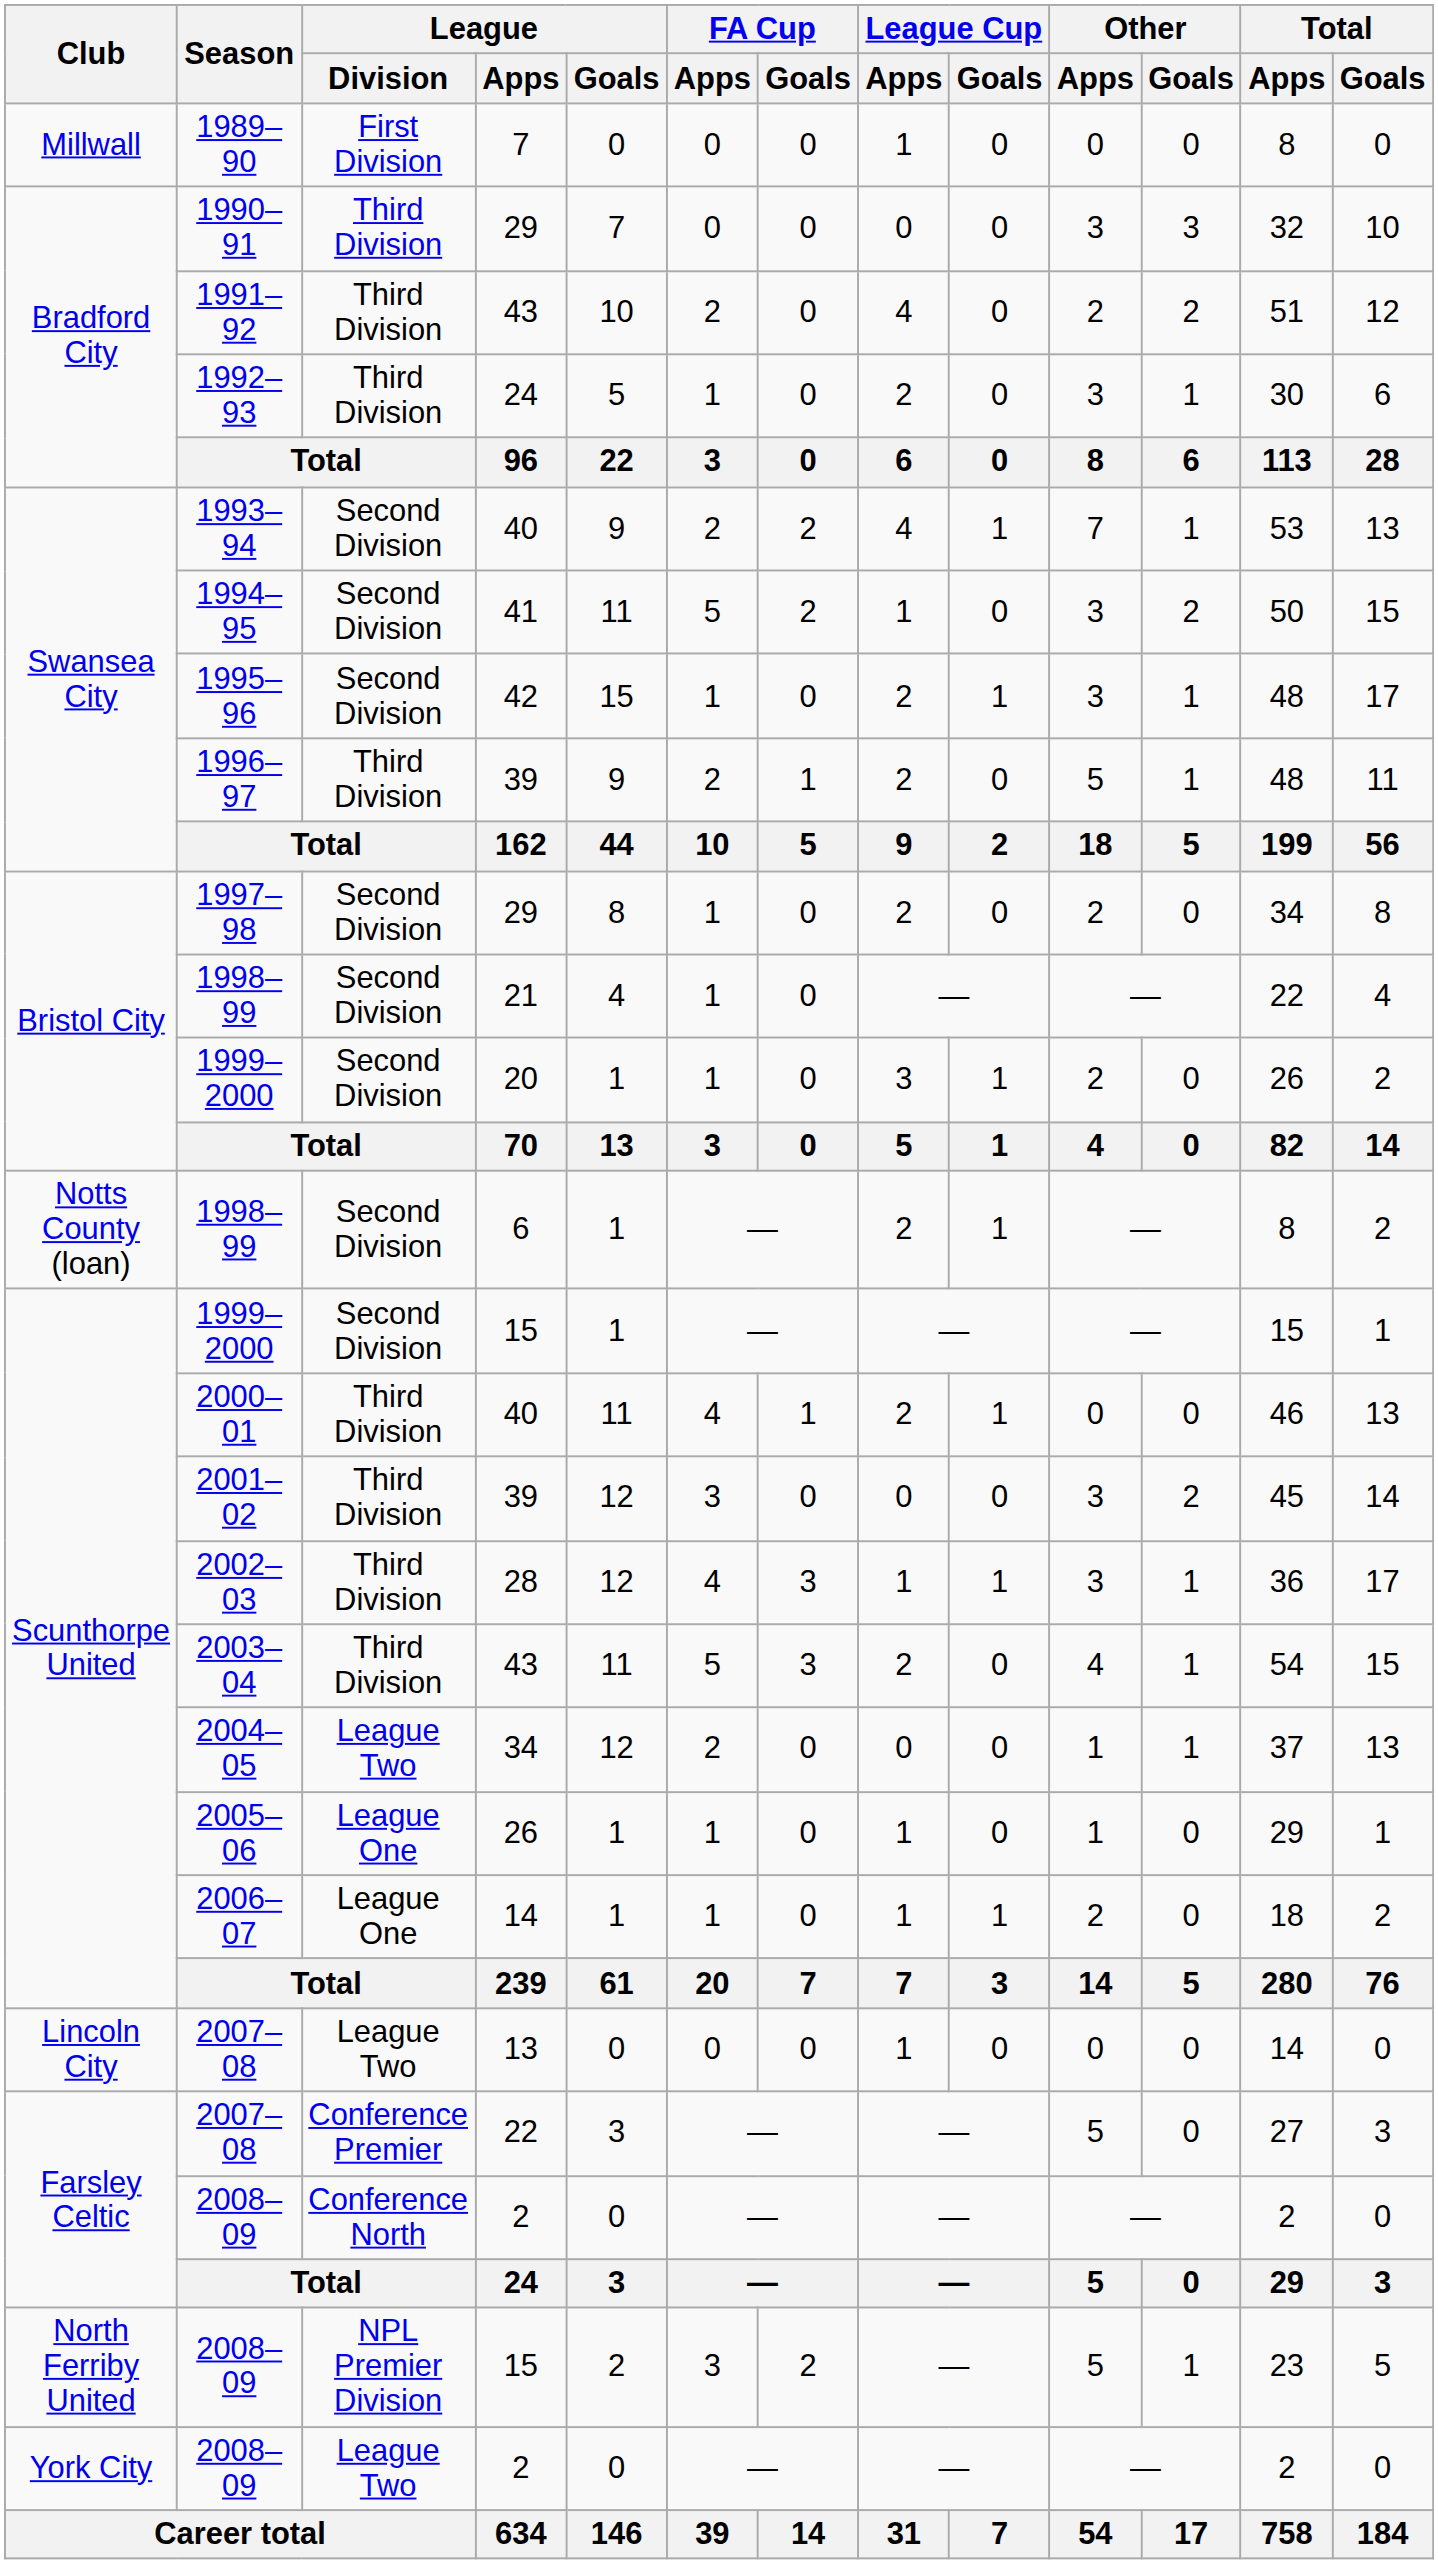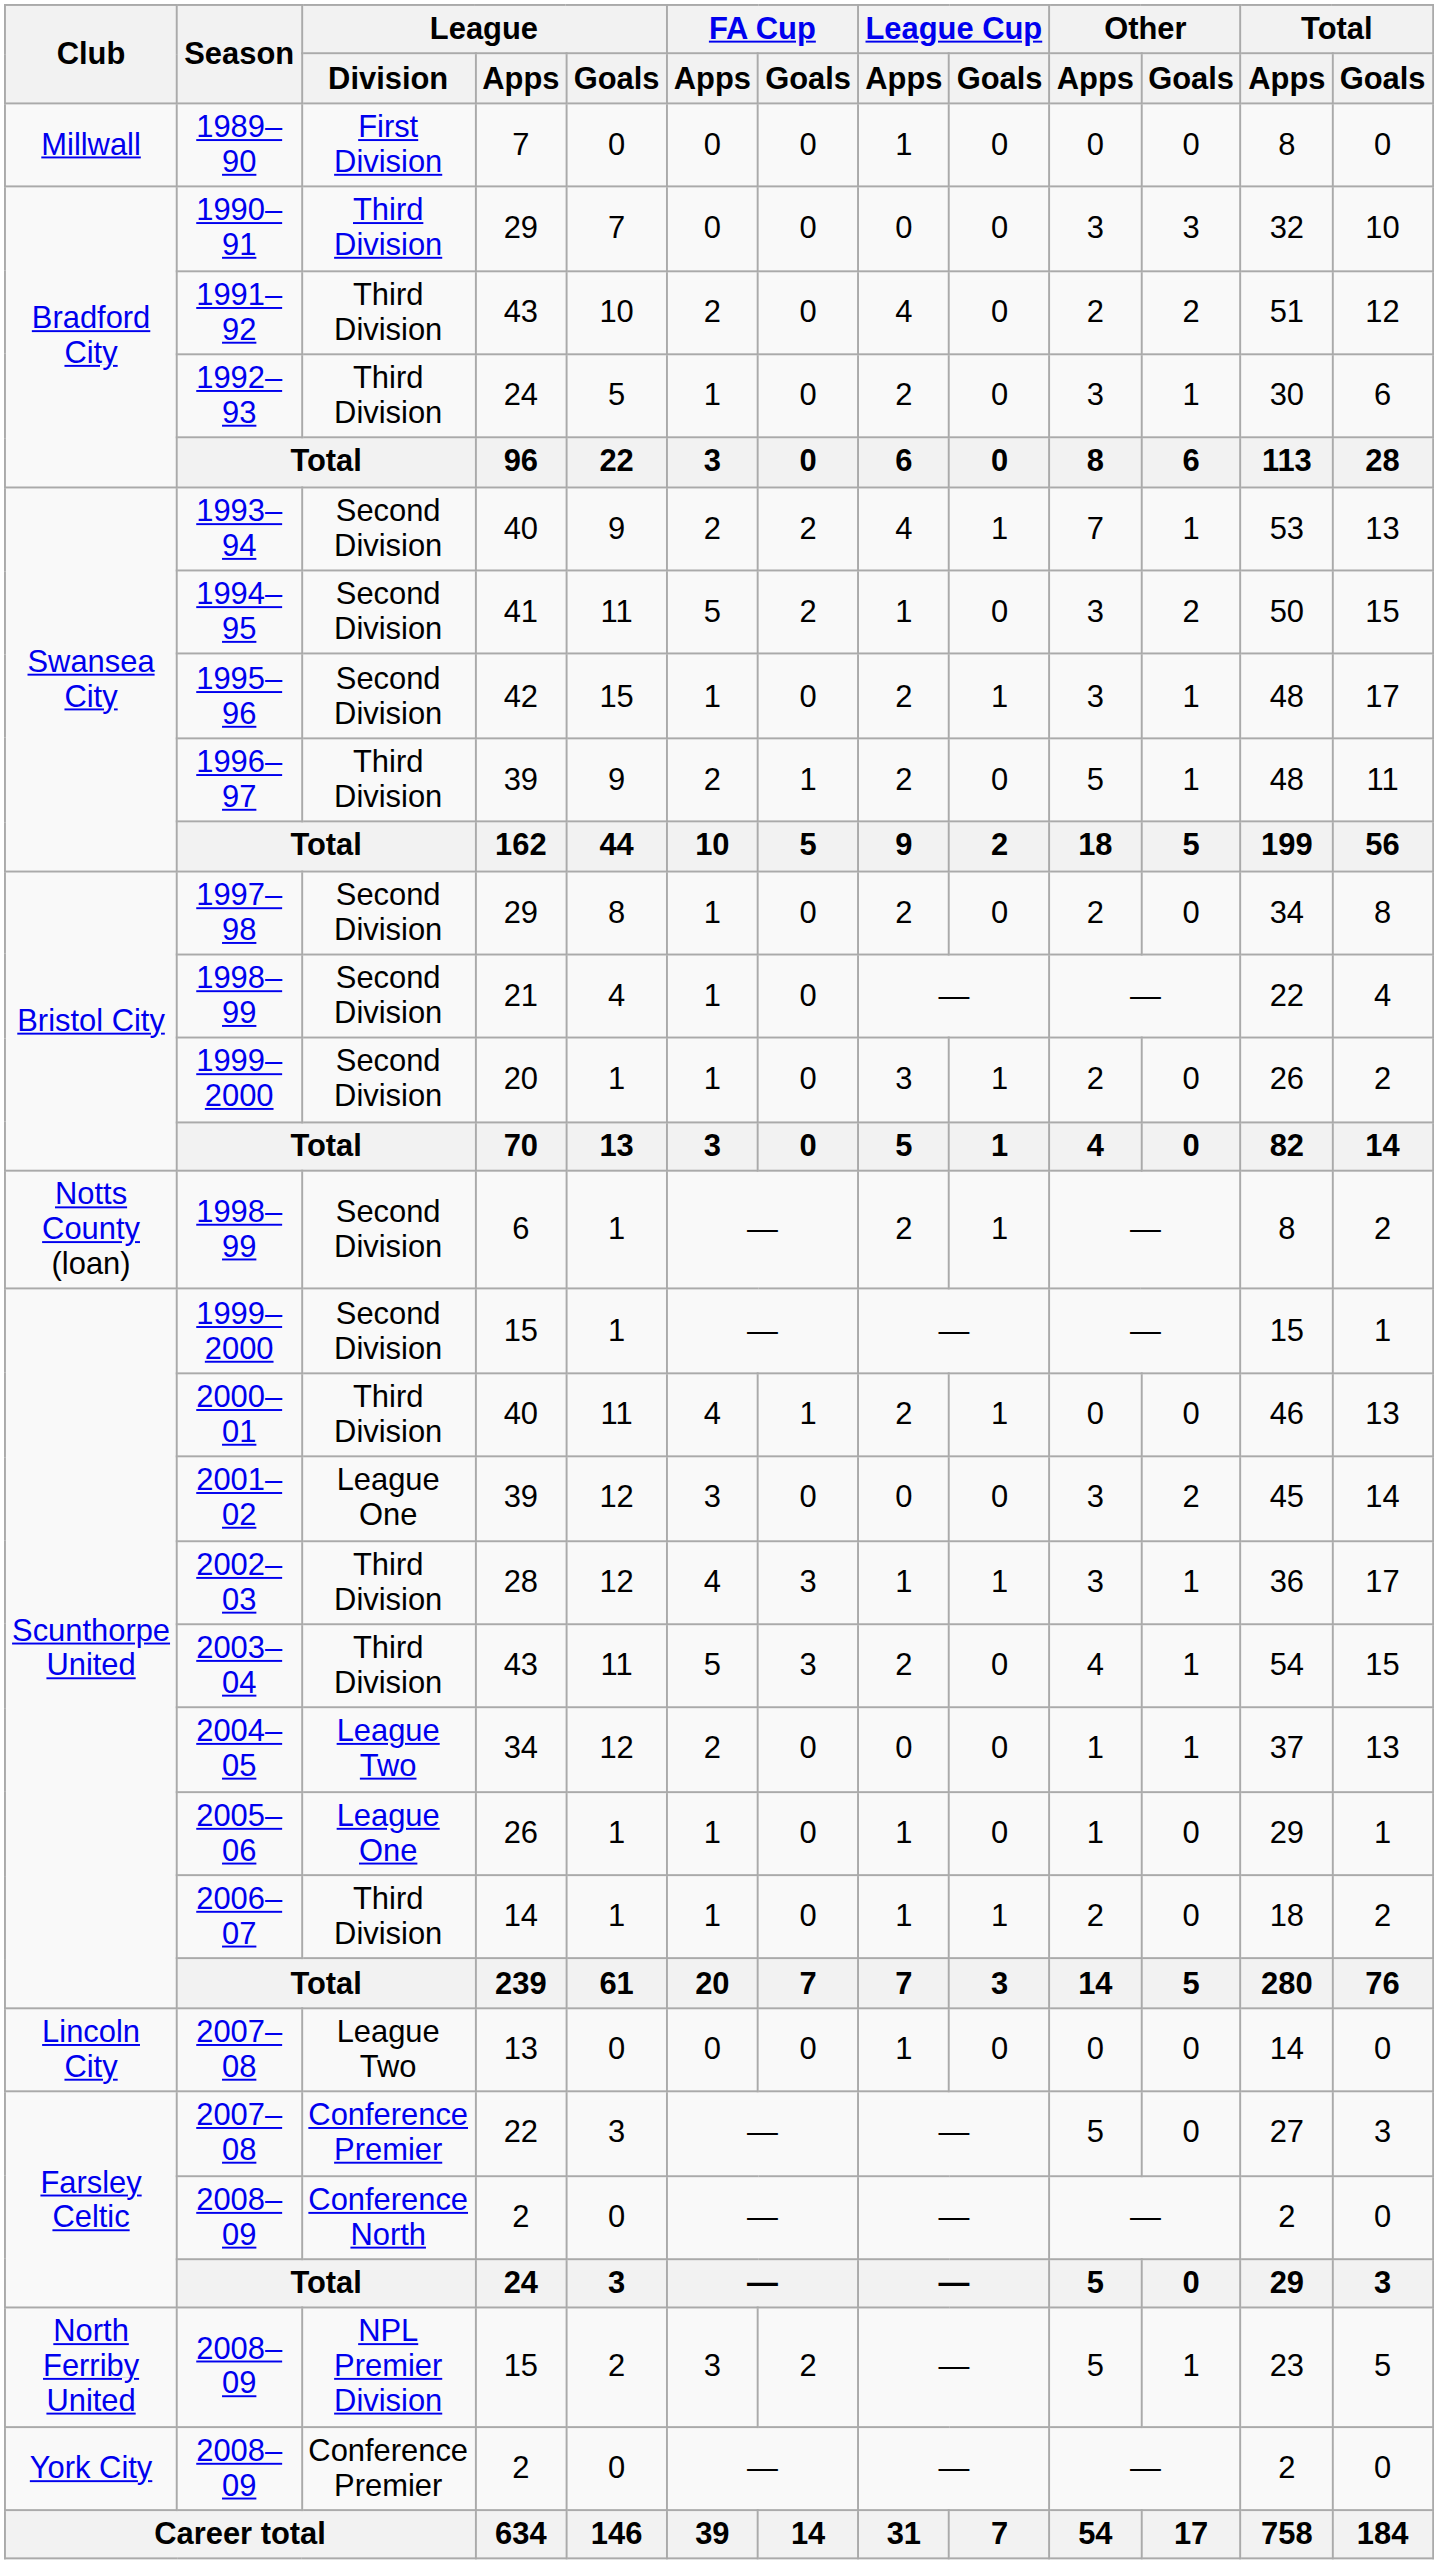(388, 1497) Third Division -> (388, 1497) League One
(388, 1916) League One -> (388, 1916) Third Division
(388, 2467) League Two -> (388, 2467) Conference Premier
